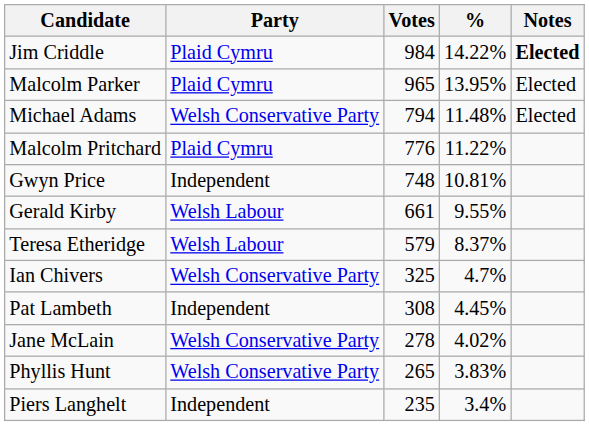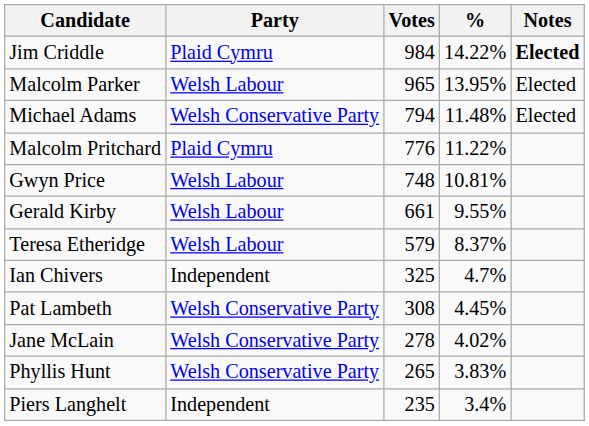(222, 84) Plaid Cymru -> (227, 84) Welsh Labour
(220, 180) Independent -> (227, 180) Welsh Labour
(275, 276) Welsh Conservative Party -> (220, 276) Independent
(220, 308) Independent -> (275, 308) Welsh Conservative Party
